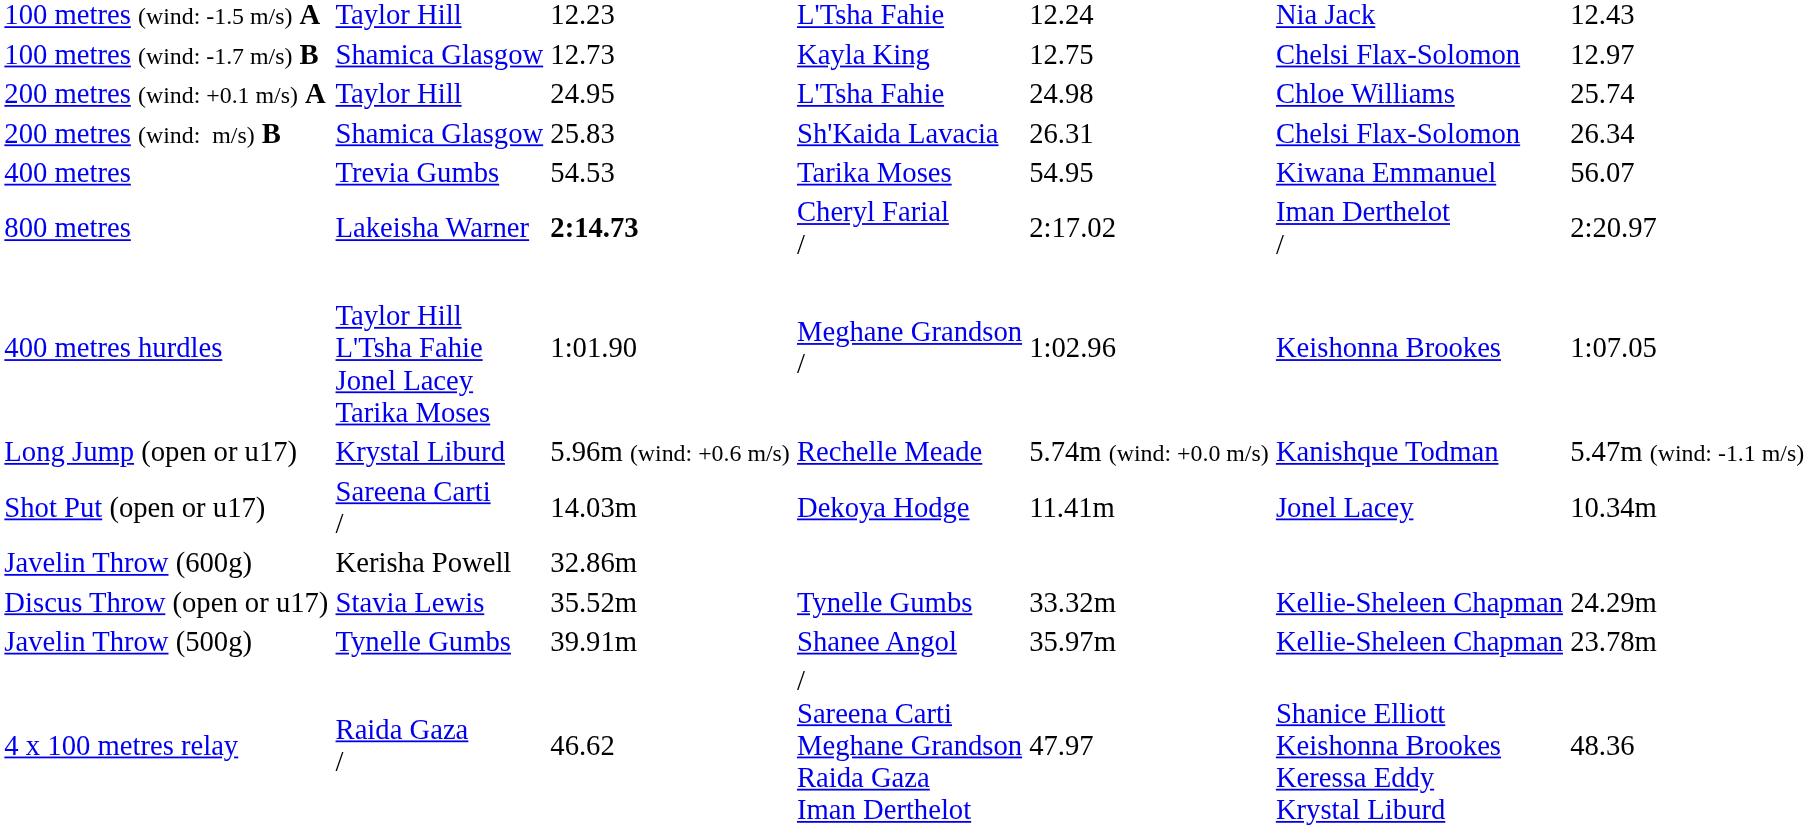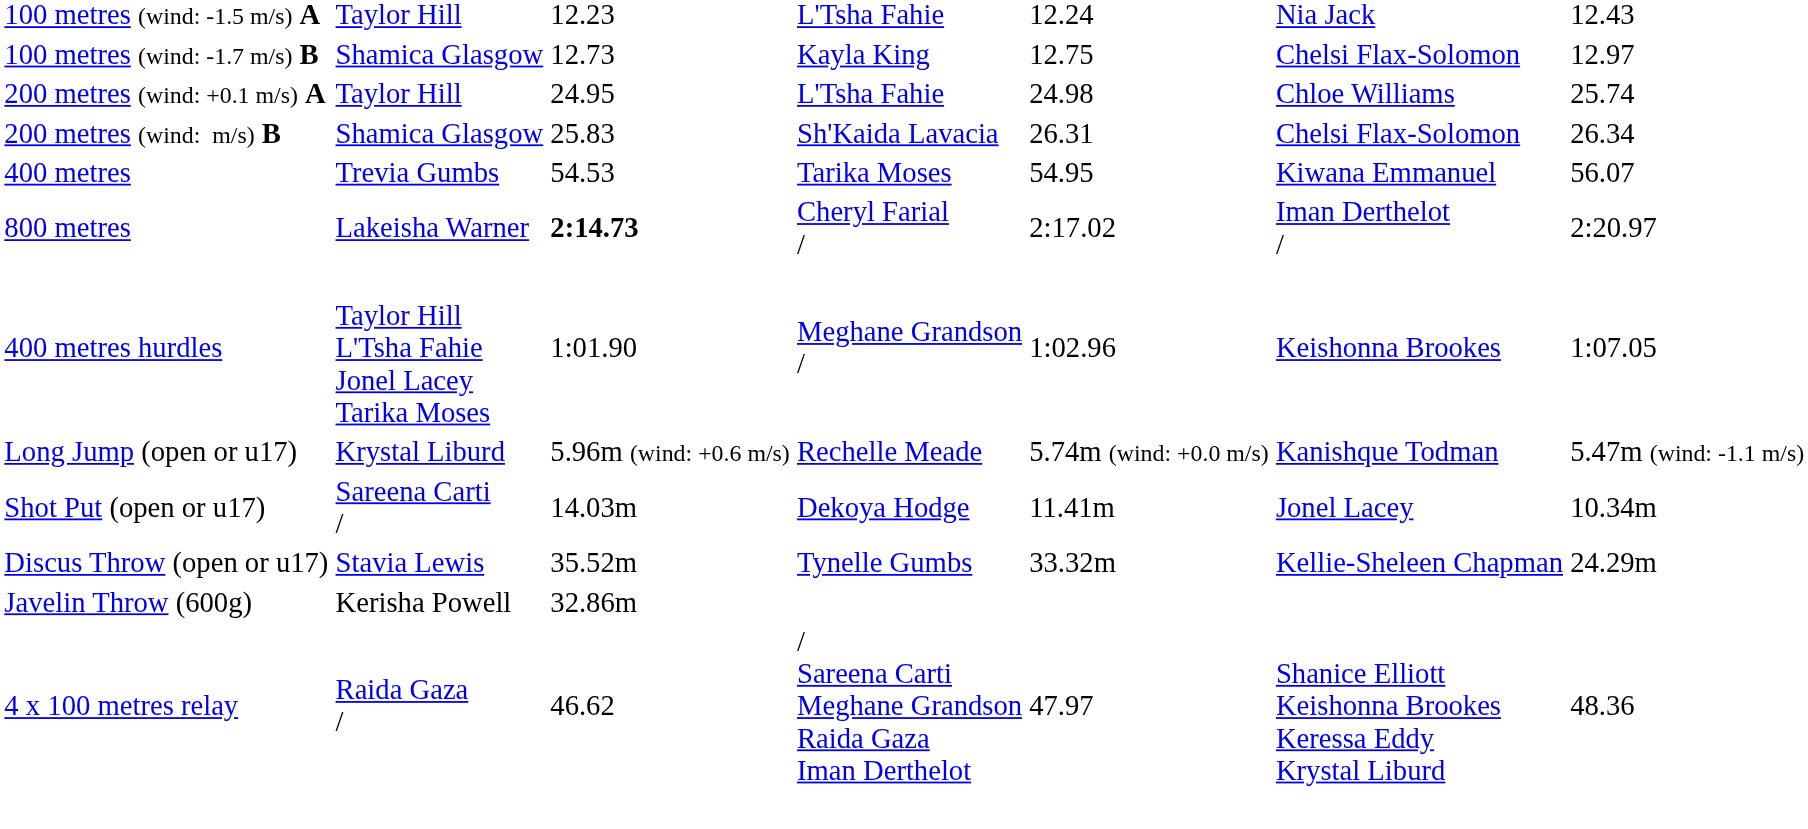rows swapped: (166, 602) <-> (128, 562)
- row: (128, 641)
